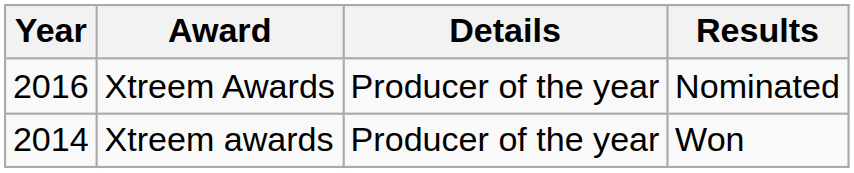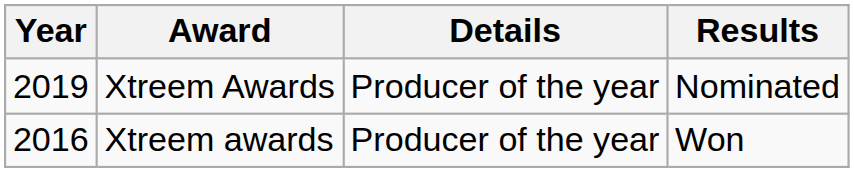(51, 85) 2016 -> (51, 85) 2019
(51, 139) 2014 -> (51, 139) 2016
